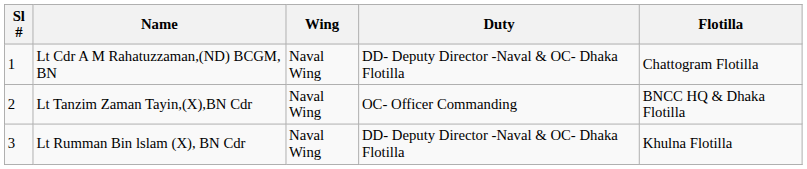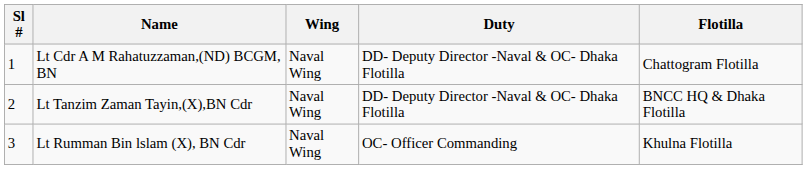(440, 104) OC- Officer Commanding -> (490, 104) DD- Deputy Director -Naval & OC- Dhaka Flotilla
(490, 144) DD- Deputy Director -Naval & OC- Dhaka Flotilla -> (440, 144) OC- Officer Commanding
